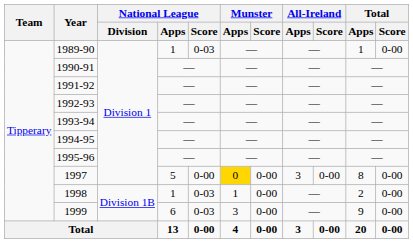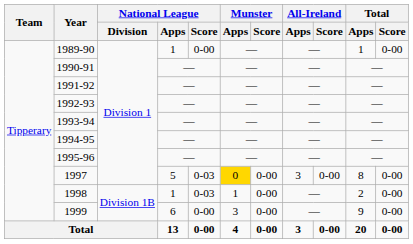(204, 49) 0-03 -> (204, 49) 0-00
(204, 175) 0-00 -> (204, 175) 0-03
(204, 211) 0-03 -> (204, 211) 0-00
